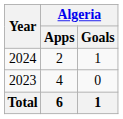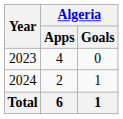rows swapped: (23, 80) <-> (23, 59)
